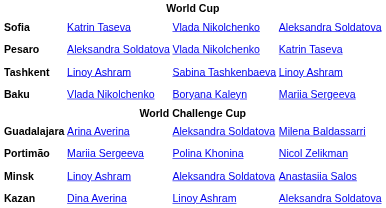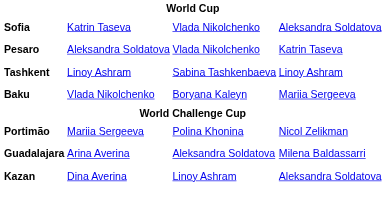rows swapped: (34, 131) <-> (27, 154)
- row: (19, 176)
